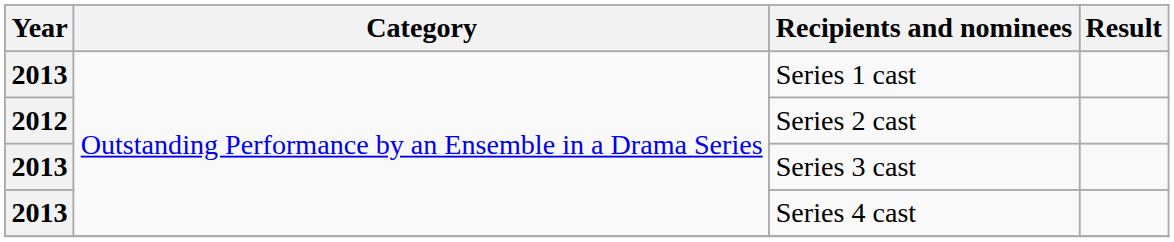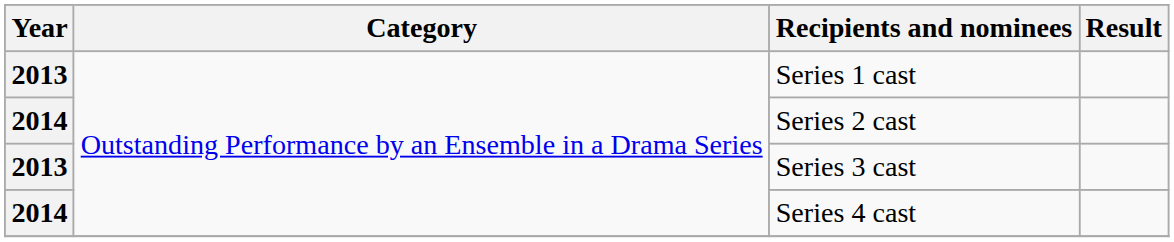(40, 120) 2012 -> (40, 120) 2014
(40, 213) 2013 -> (40, 213) 2014
